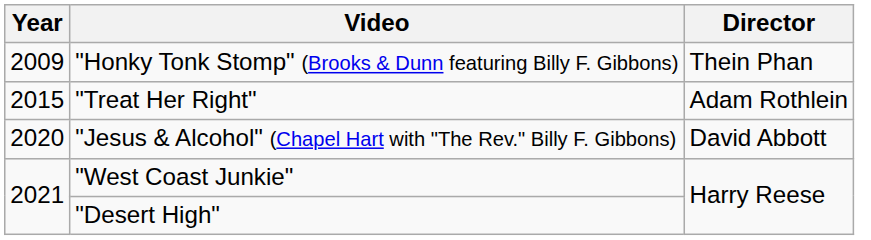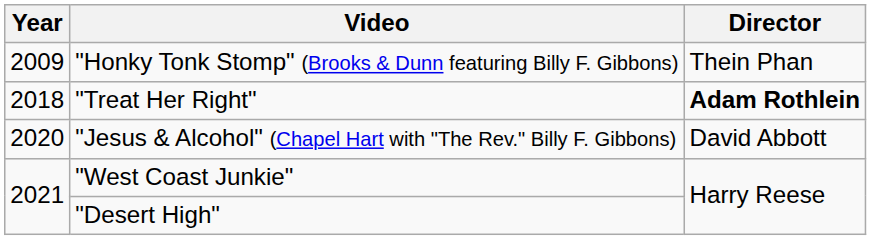(37, 100) 2015 -> (37, 100) 2018
(769, 100) normal -> (775, 100) bold
